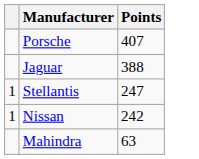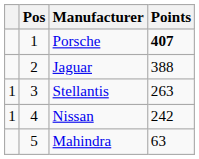+ column: (34, 16)
(132, 41) normal -> (162, 41) bold
(132, 91) 247 -> (162, 91) 263
